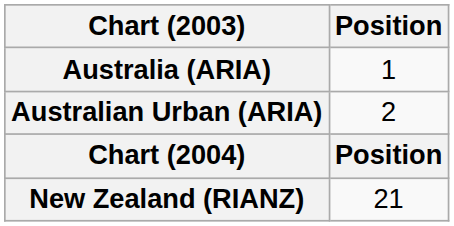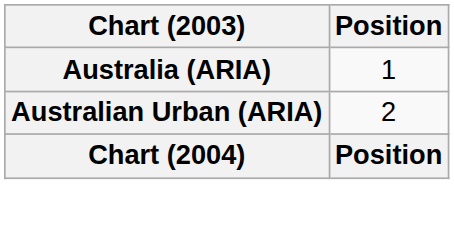- row: (167, 198)
